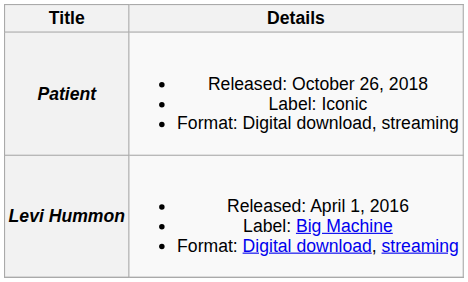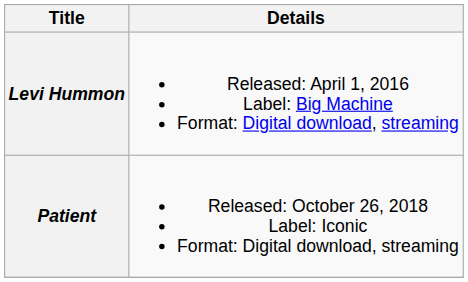rows swapped: (67, 216) <-> (67, 93)
